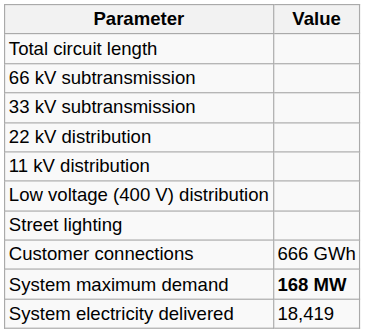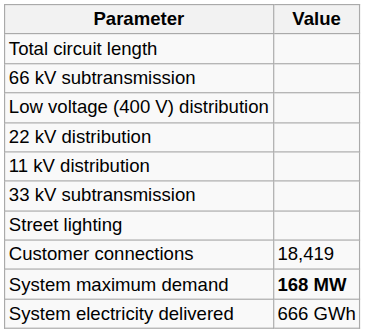rows swapped: (102, 107) <-> (139, 195)
(317, 254) 666 GWh -> (306, 254) 18,419
(306, 313) 18,419 -> (317, 313) 666 GWh
